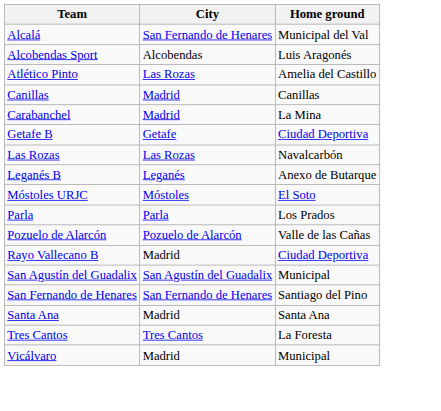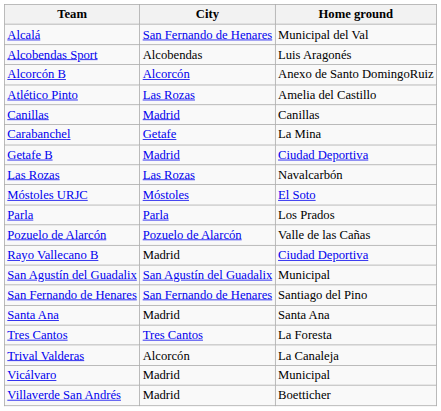+ row: (37, 74)
(161, 114) Madrid -> (160, 134) Getafe
(160, 134) Getafe -> (161, 154) Madrid
- row: (34, 174)
+ row: (46, 355)
+ row: (64, 395)
